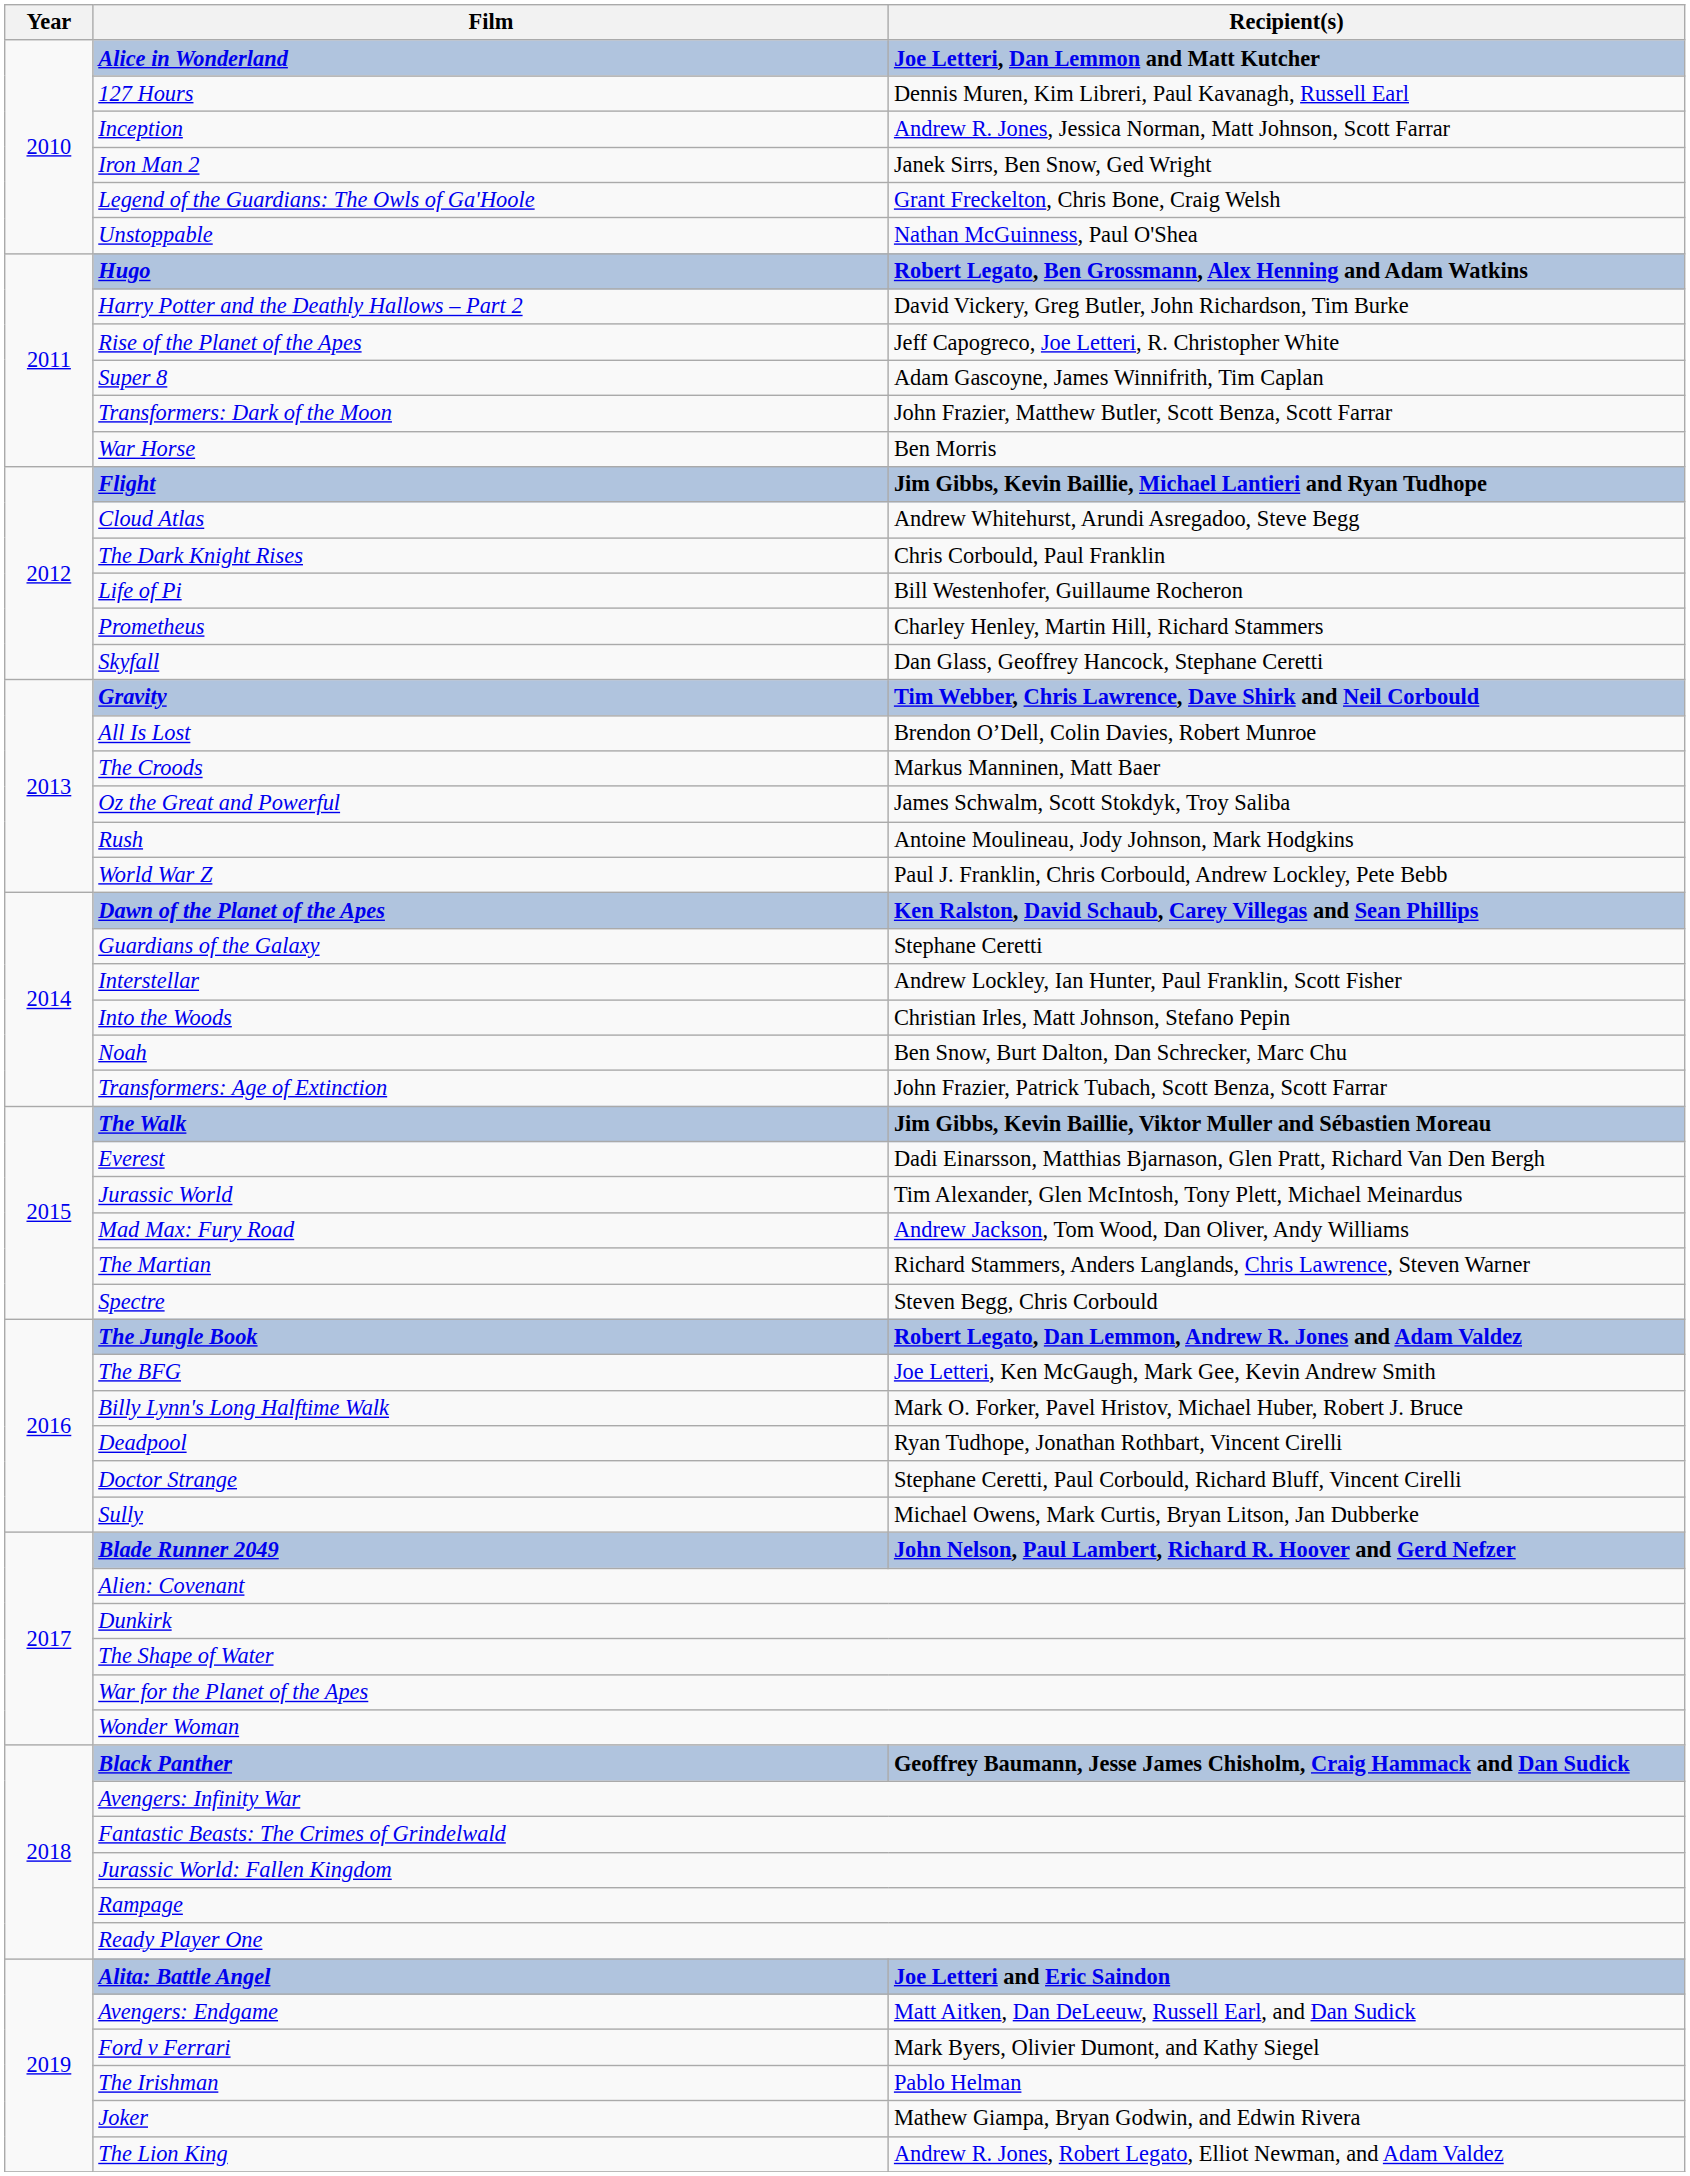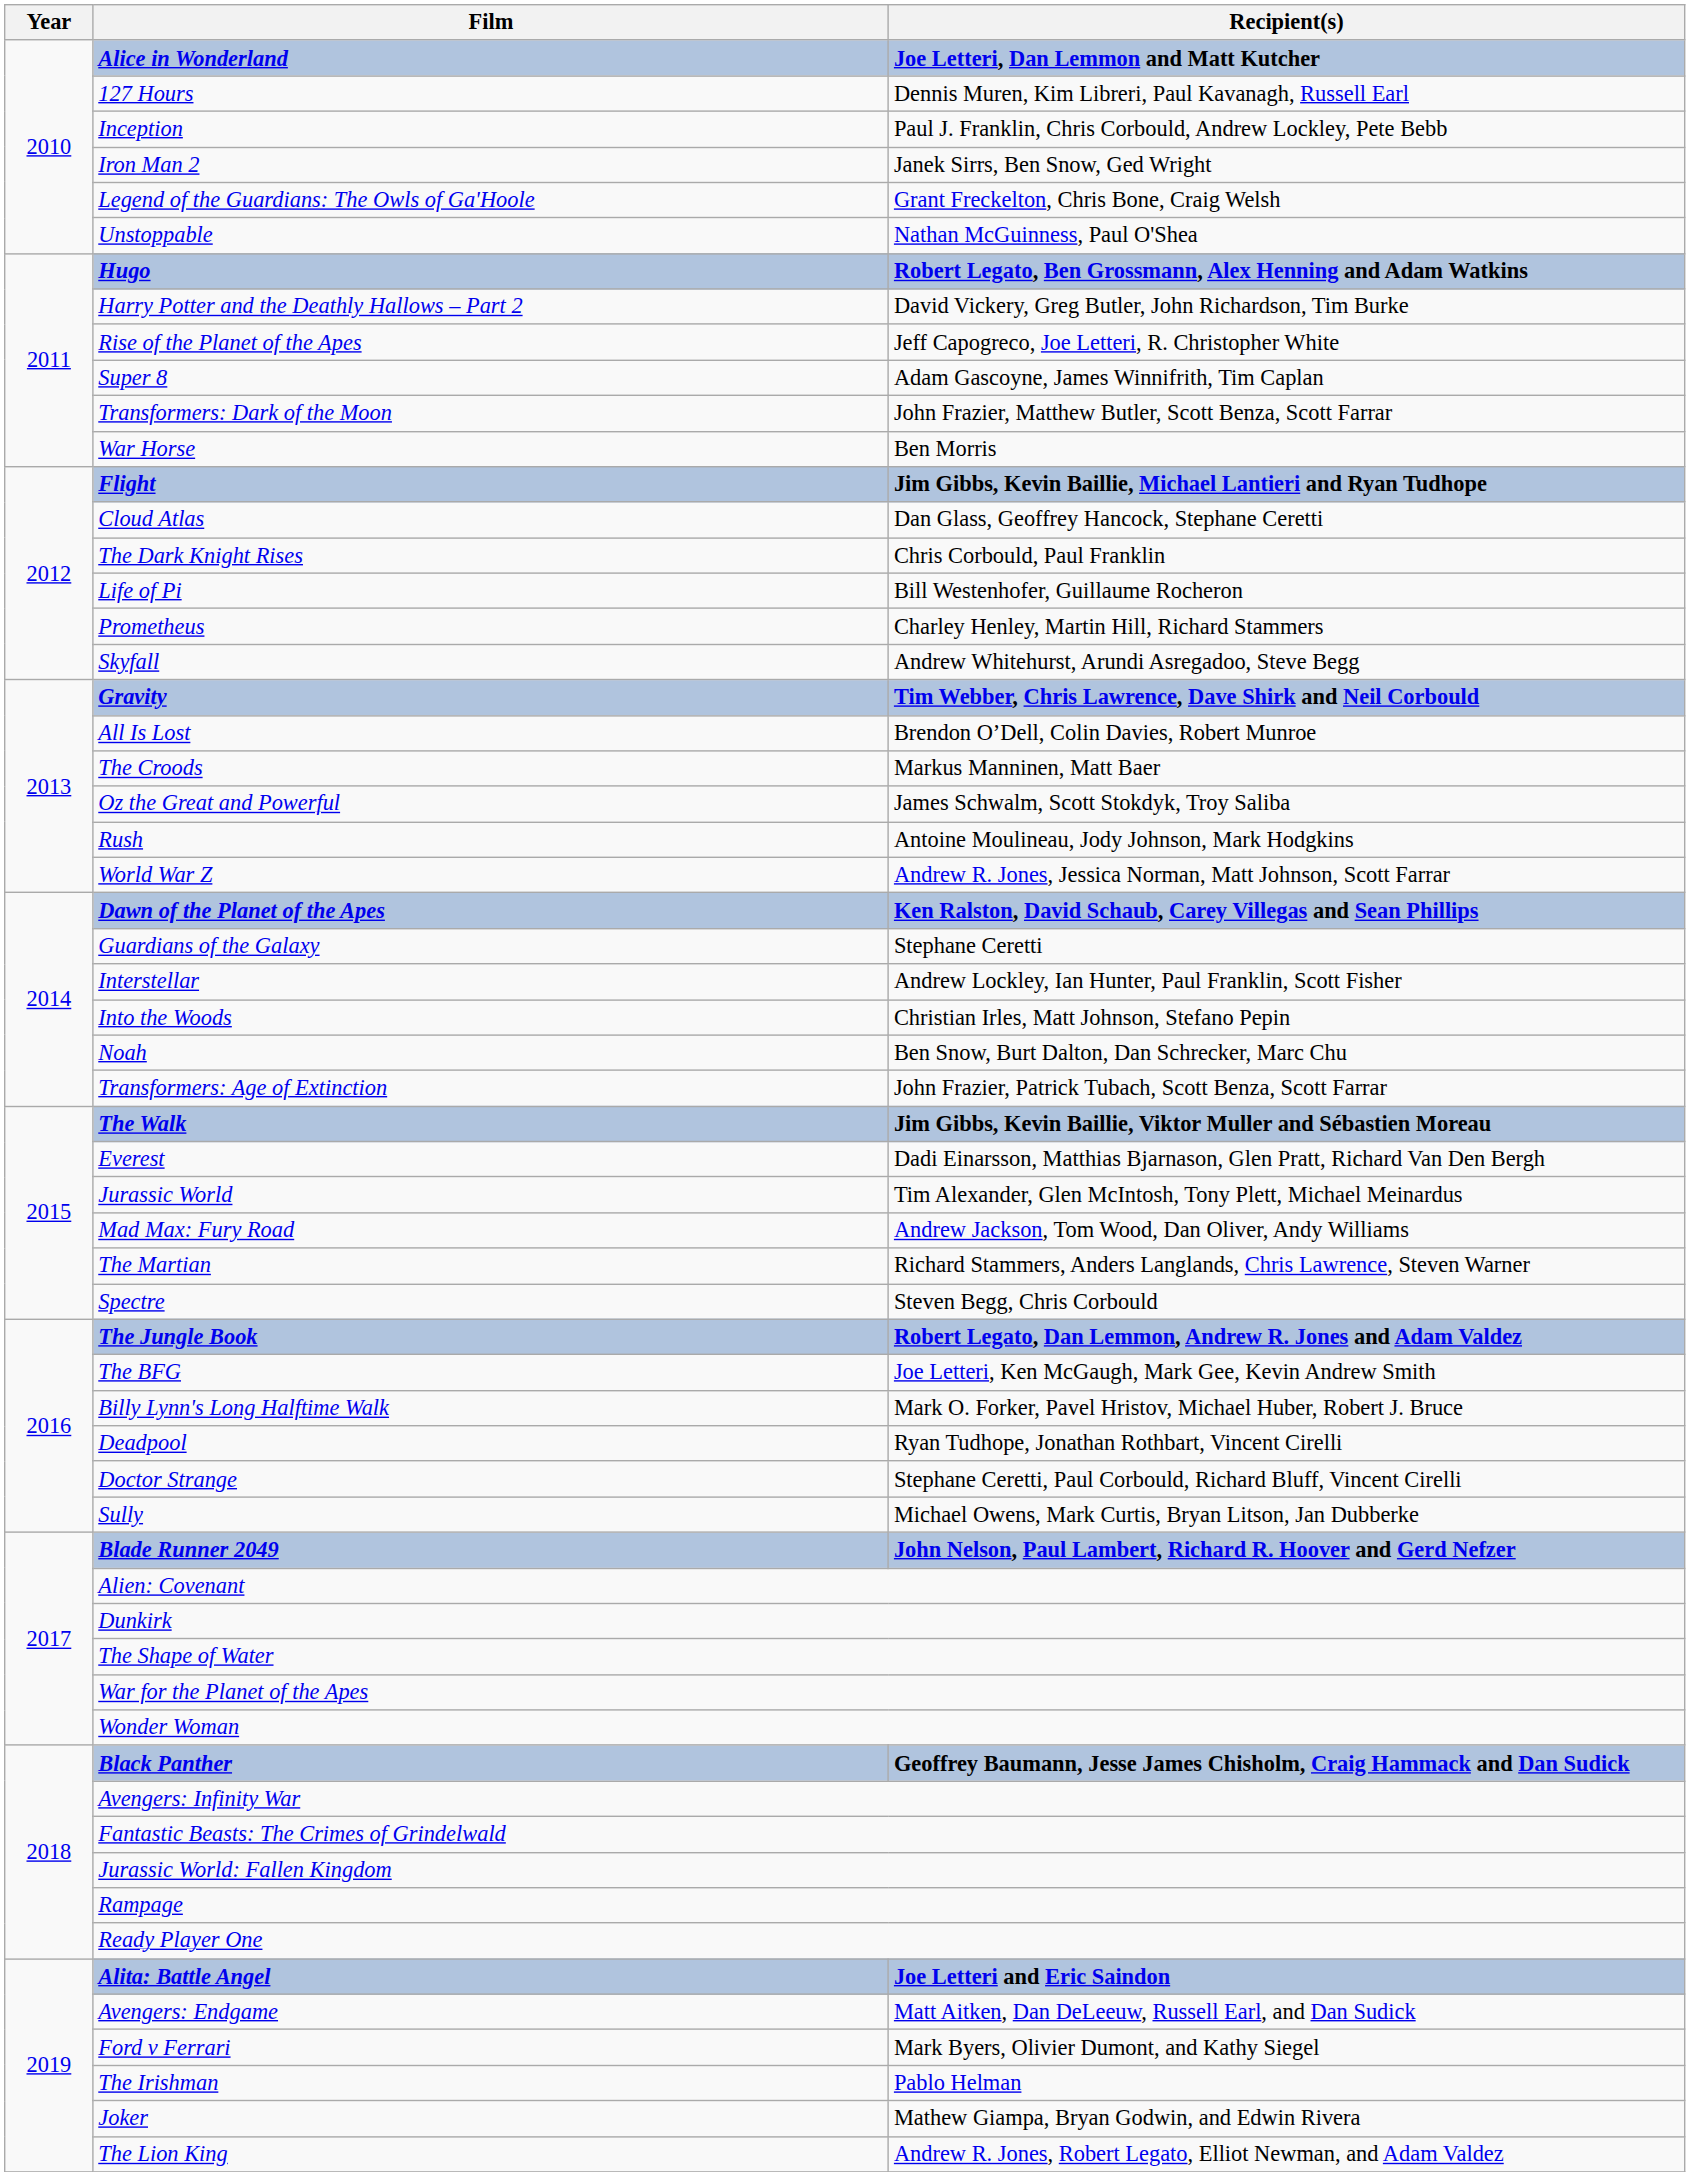(1172, 128) Andrew R. Jones, Jessica Norman, Matt Johnson, Scott Farrar -> (1171, 128) Paul J. Franklin, Chris Corbould, Andrew Lockley, Pete Bebb
(1127, 519) Andrew Whitehurst, Arundi Asregadoo, Steve Begg -> (1109, 519) Dan Glass, Geoffrey Hancock, Stephane Ceretti
(1109, 661) Dan Glass, Geoffrey Hancock, Stephane Ceretti -> (1127, 661) Andrew Whitehurst, Arundi Asregadoo, Steve Begg
(1171, 874) Paul J. Franklin, Chris Corbould, Andrew Lockley, Pete Bebb -> (1172, 874) Andrew R. Jones, Jessica Norman, Matt Johnson, Scott Farrar
